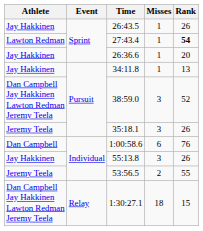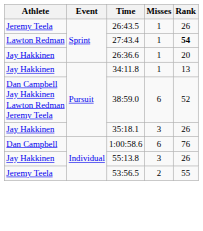(30, 26) Jay Hakkinen -> (29, 26) Jeremy Teela
(159, 100) 3 -> (159, 100) 6
(29, 130) Jeremy Teela -> (30, 130) Jay Hakkinen
- row: (126, 203)
